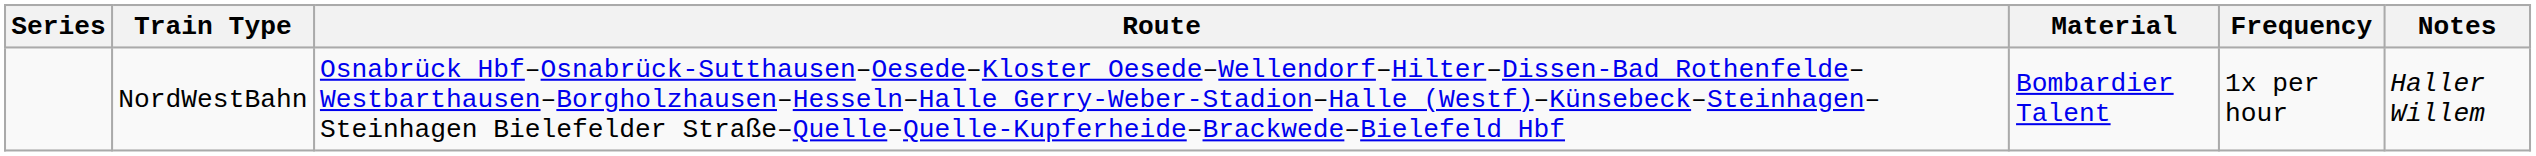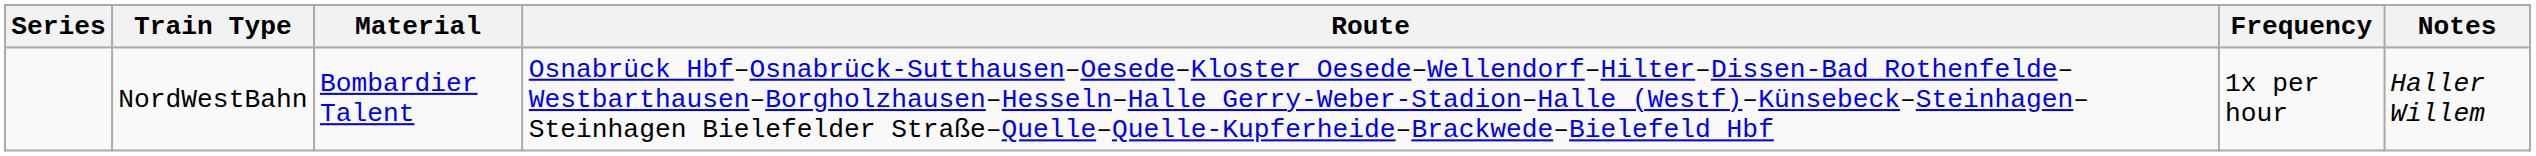columns swapped: (1162, 26) <-> (2114, 26)
